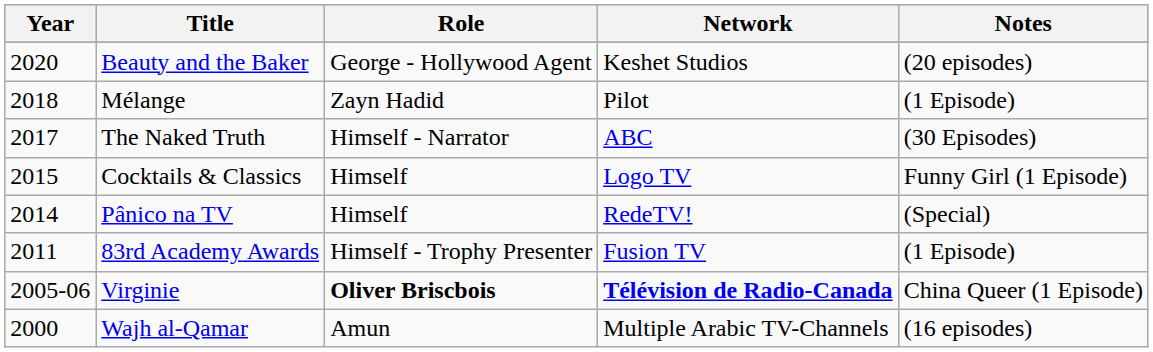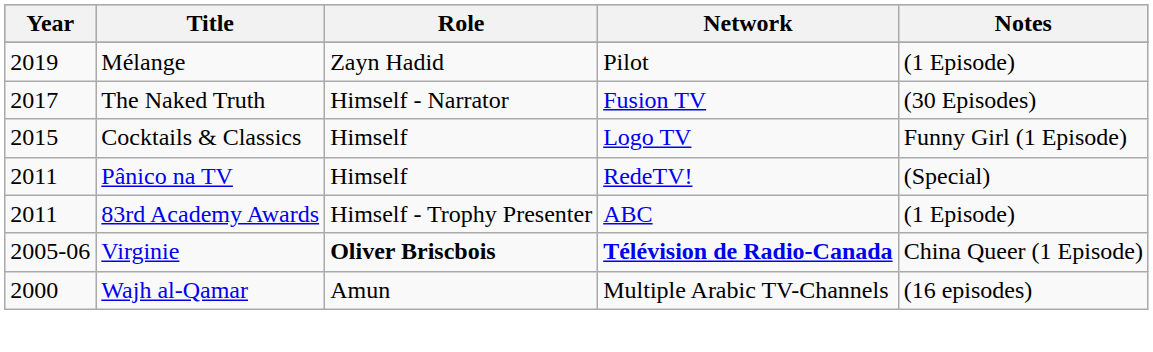- row: (205, 61)
(34, 99) 2018 -> (34, 61) 2019
(628, 137) ABC -> (655, 99) Fusion TV
(34, 213) 2014 -> (34, 175) 2011
(655, 251) Fusion TV -> (628, 213) ABC
